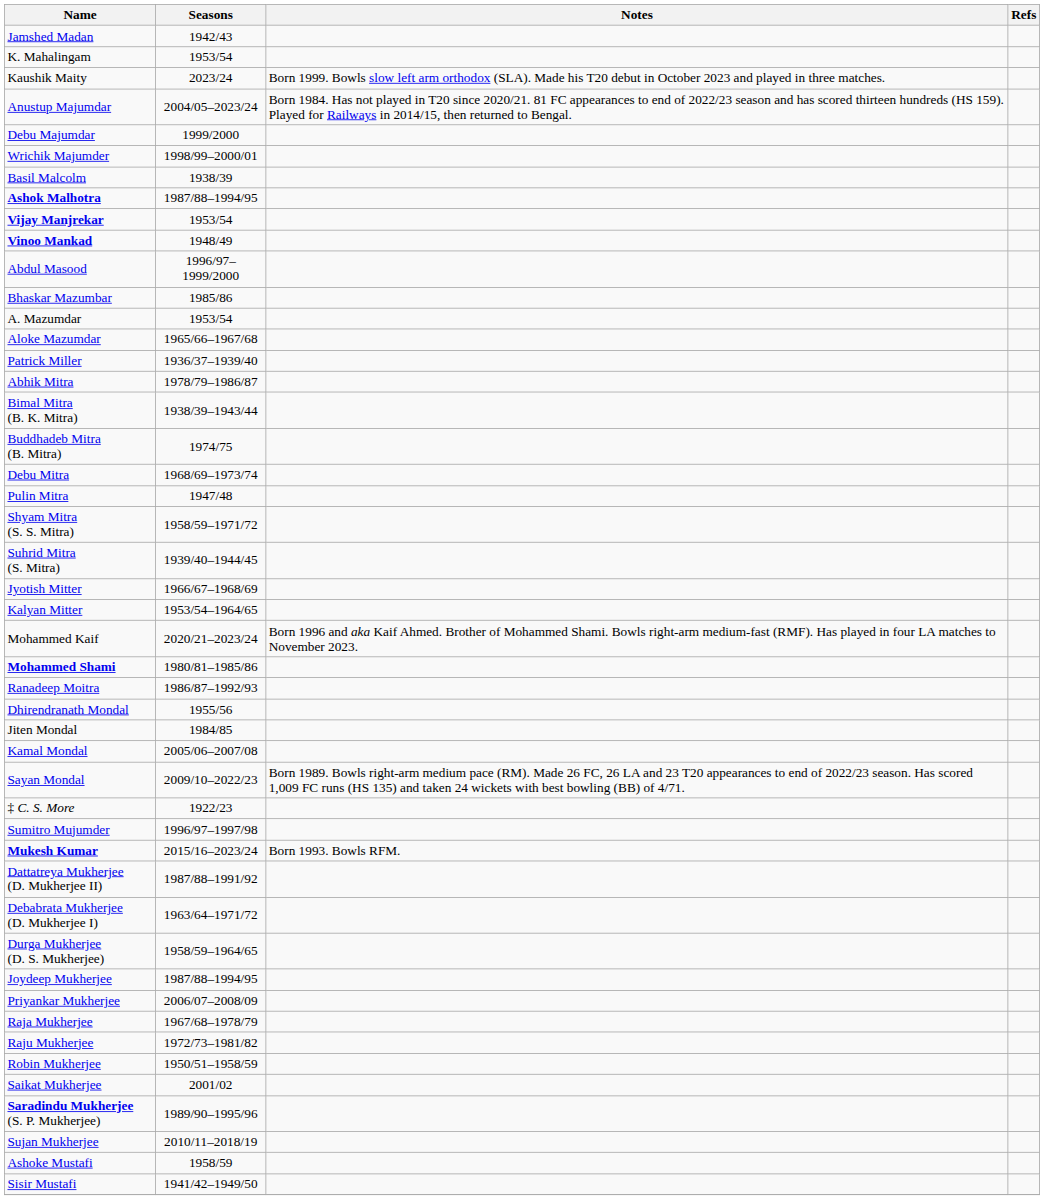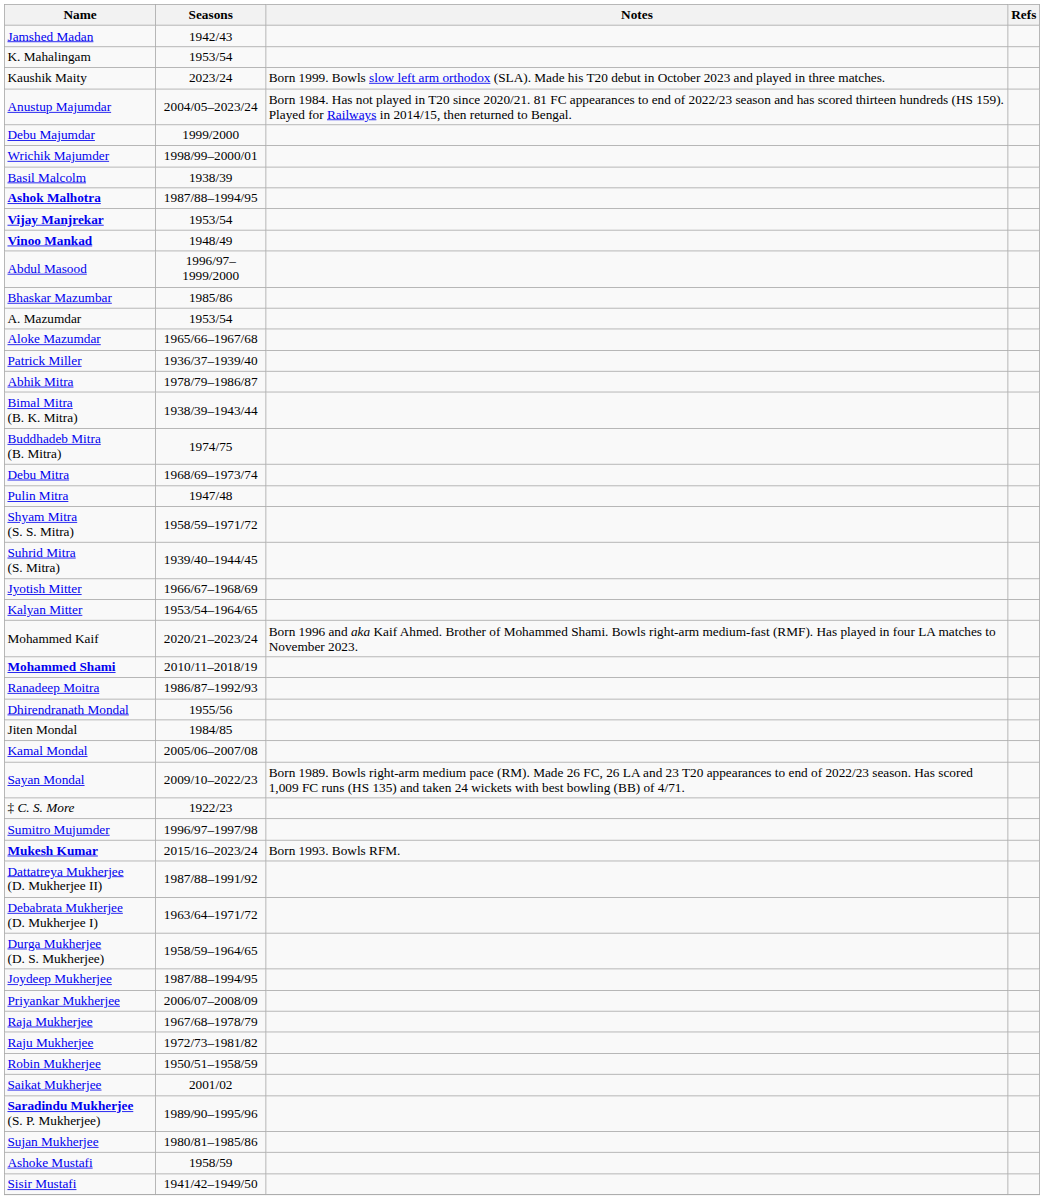(211, 667) 1980/81–1985/86 -> (211, 667) 2010/11–2018/19
(211, 1142) 2010/11–2018/19 -> (211, 1142) 1980/81–1985/86
